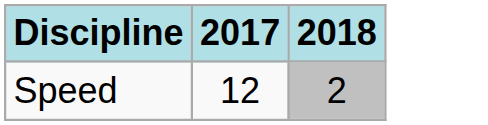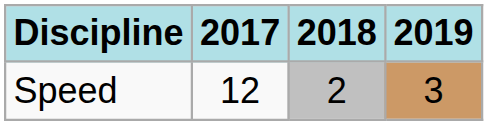+ column: (433, 33)
